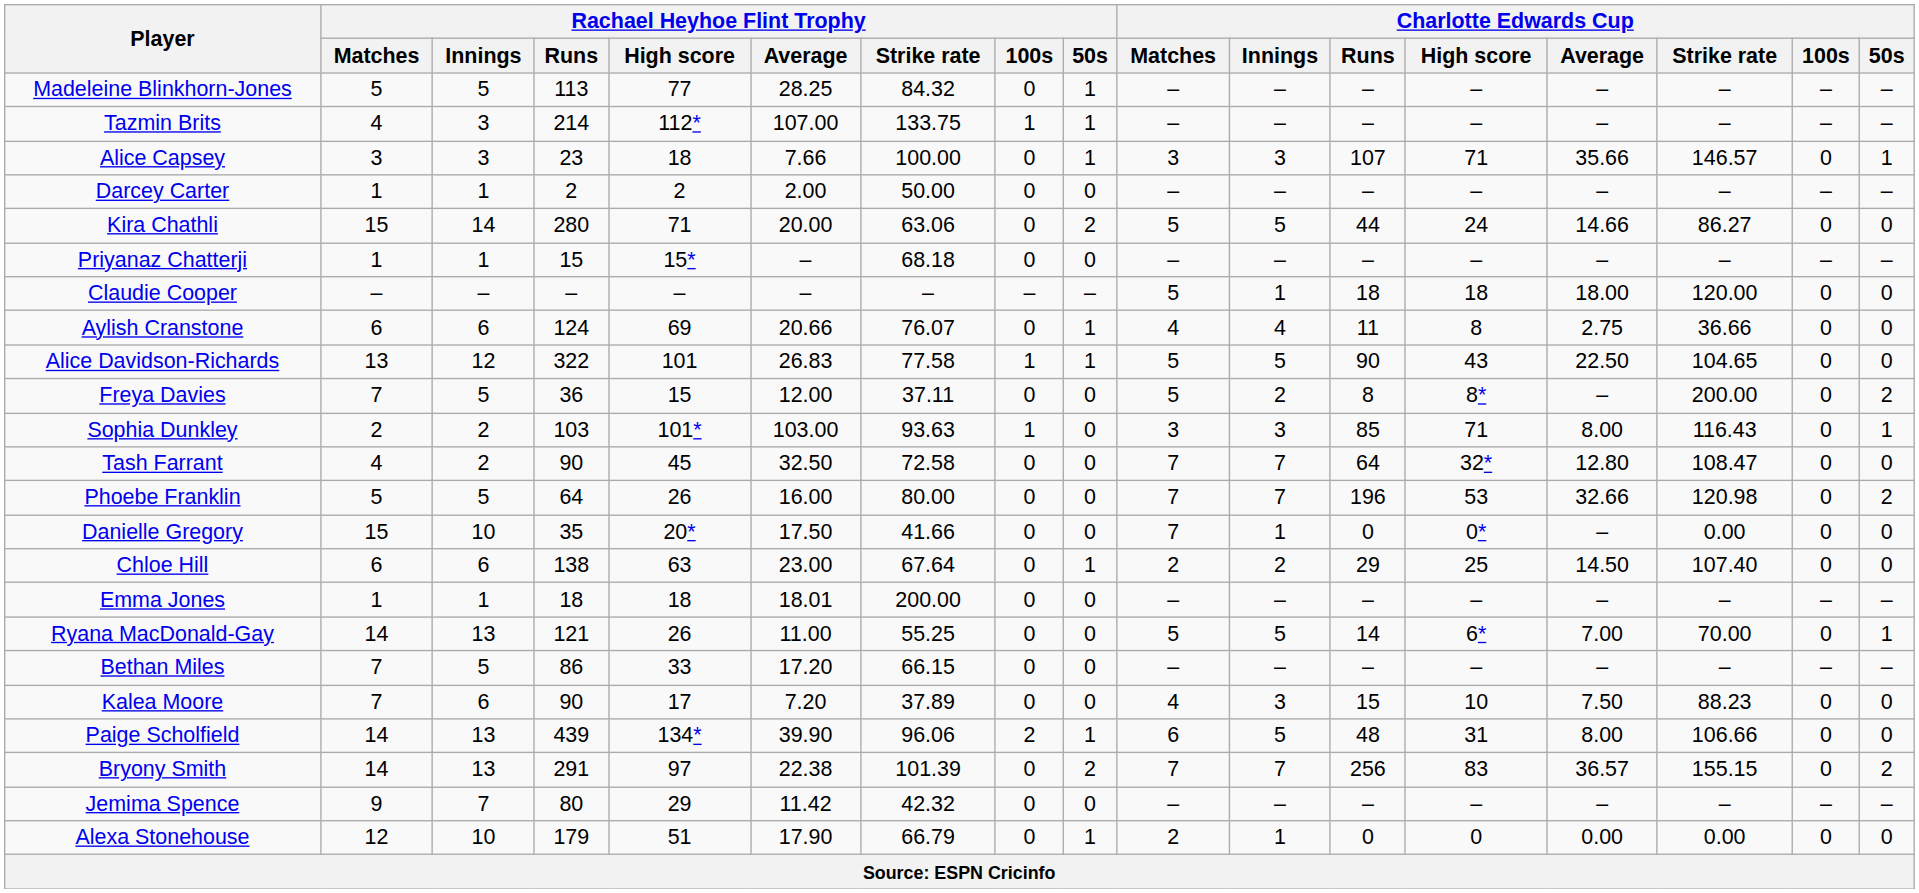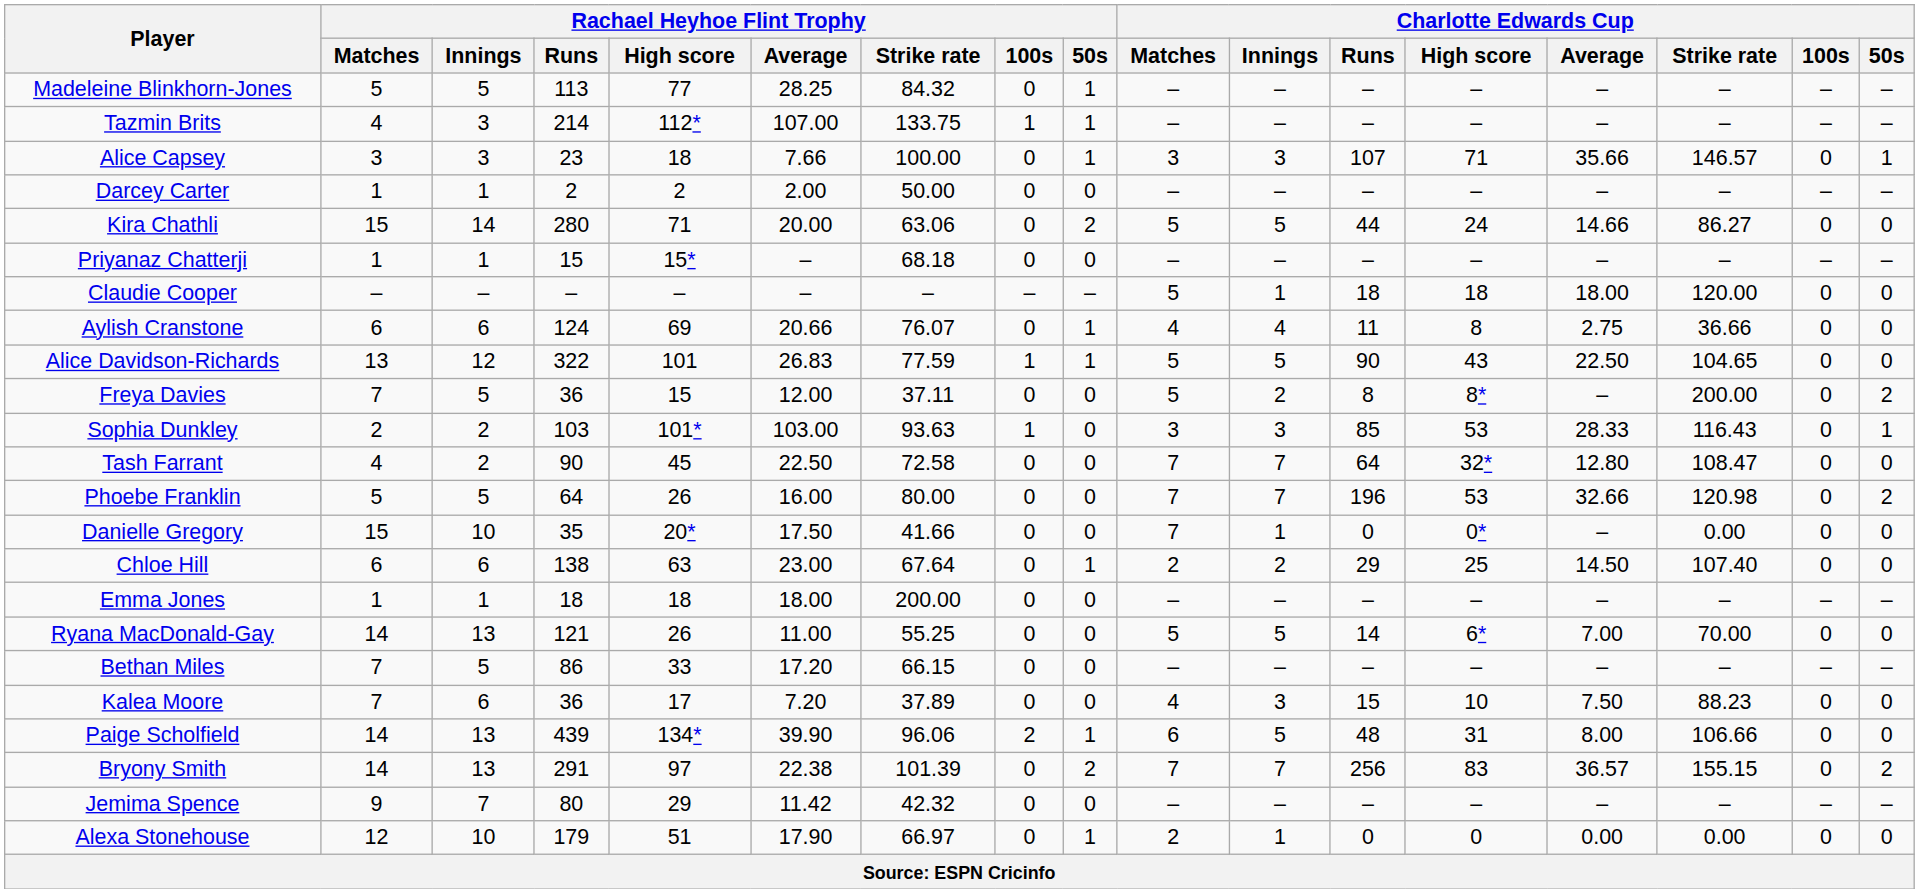(928, 361) 77.58 -> (928, 361) 77.59
(1476, 429) 71 -> (1476, 429) 53
(1602, 429) 8.00 -> (1602, 429) 28.33
(806, 463) 32.50 -> (806, 463) 22.50
(806, 599) 18.01 -> (806, 599) 18.00
(1887, 633) 1 -> (1887, 633) 0
(571, 701) 90 -> (571, 701) 36
(928, 837) 66.79 -> (928, 837) 66.97
